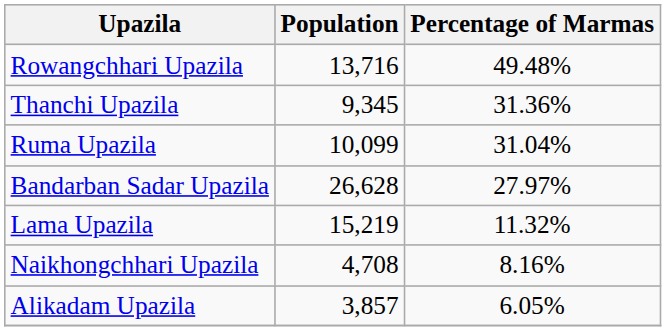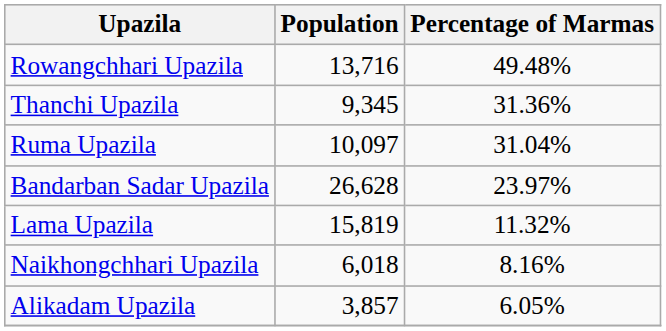(364, 144) 10,099 -> (364, 144) 10,097
(532, 184) 27.97% -> (532, 184) 23.97%
(364, 225) 15,219 -> (364, 225) 15,819
(370, 265) 4,708 -> (370, 265) 6,018
